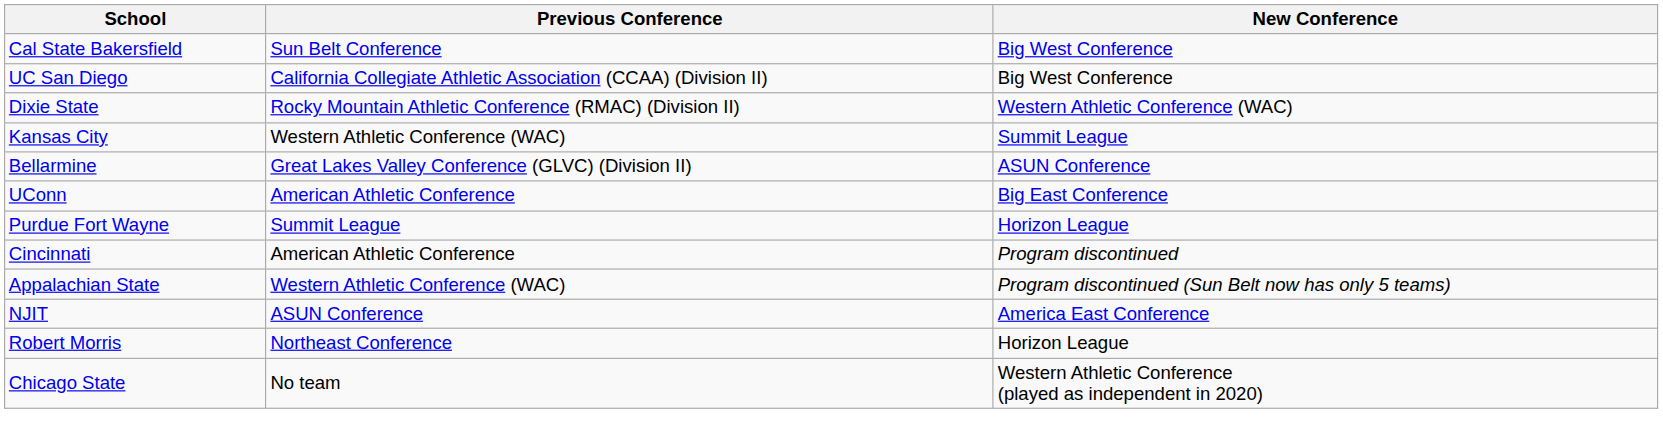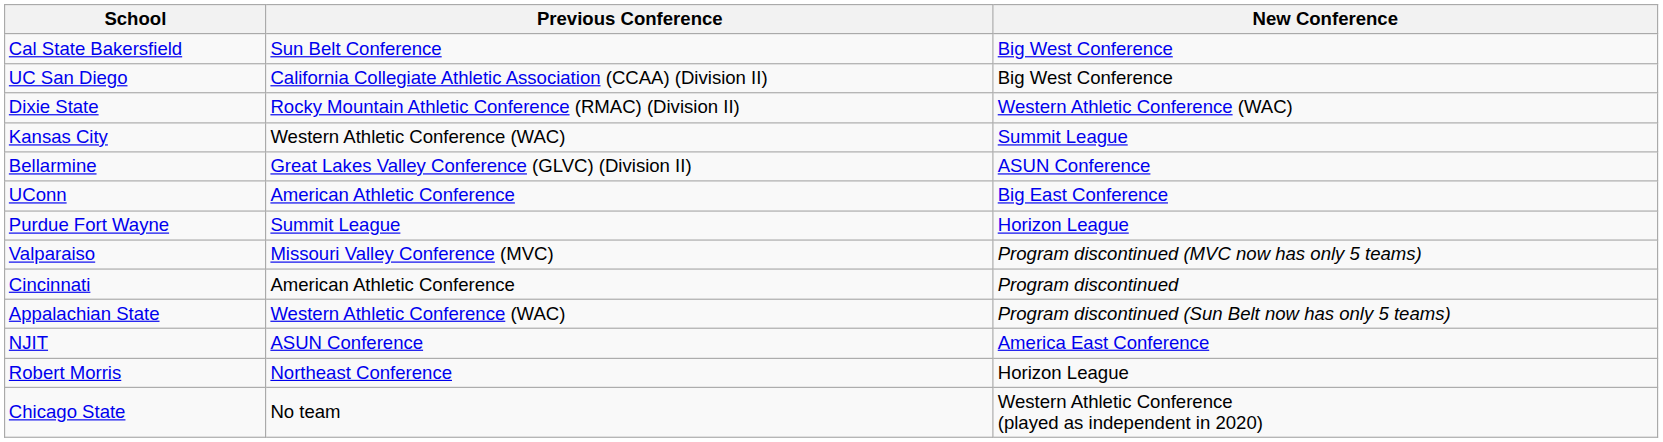+ row: (52, 254)
